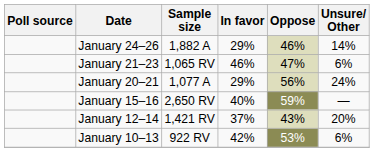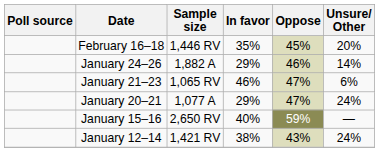+ row: (121, 45)
(293, 82) 56% -> (298, 101) 47%
(242, 119) 37% -> (248, 138) 38%
(344, 119) 20% -> (349, 138) 24%
- row: (119, 138)
